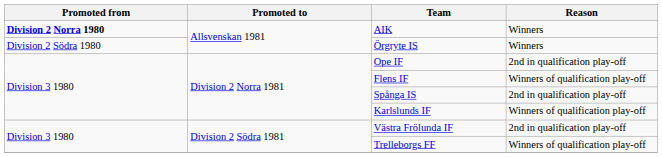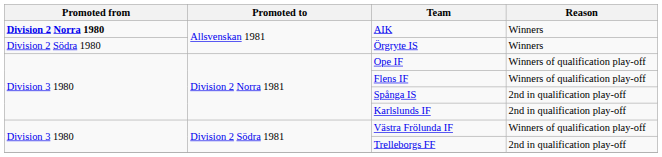(567, 62) 2nd in qualification play-off -> (577, 62) Winners of qualification play-off
(577, 111) Winners of qualification play-off -> (567, 111) 2nd in qualification play-off
(567, 128) 2nd in qualification play-off -> (577, 128) Winners of qualification play-off
(577, 144) Winners of qualification play-off -> (567, 144) 2nd in qualification play-off
